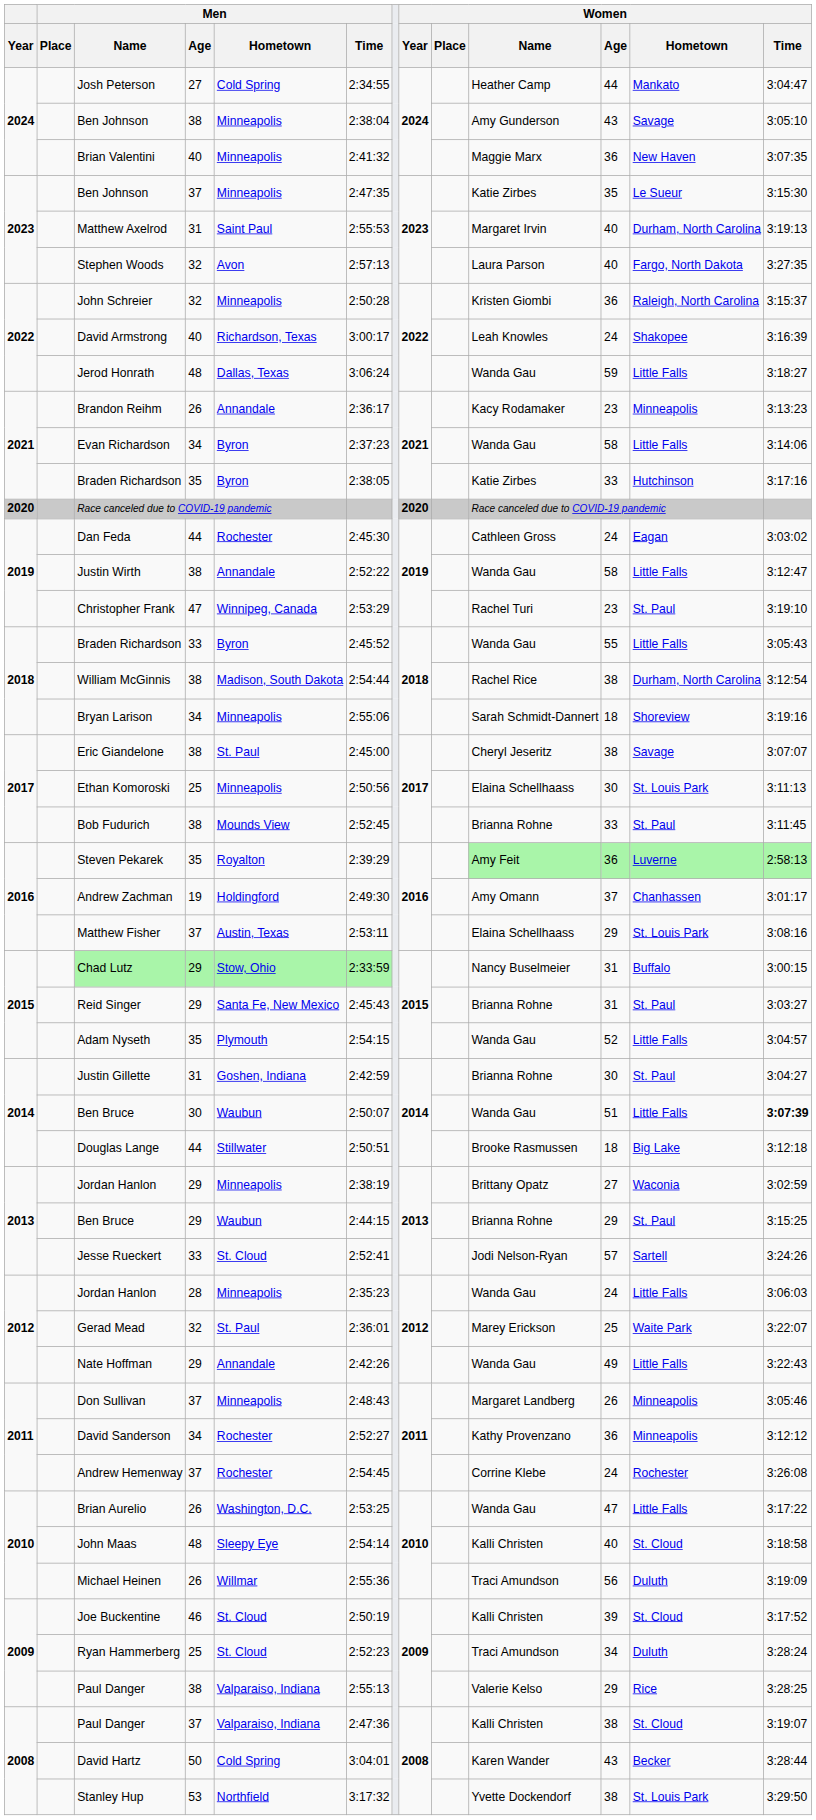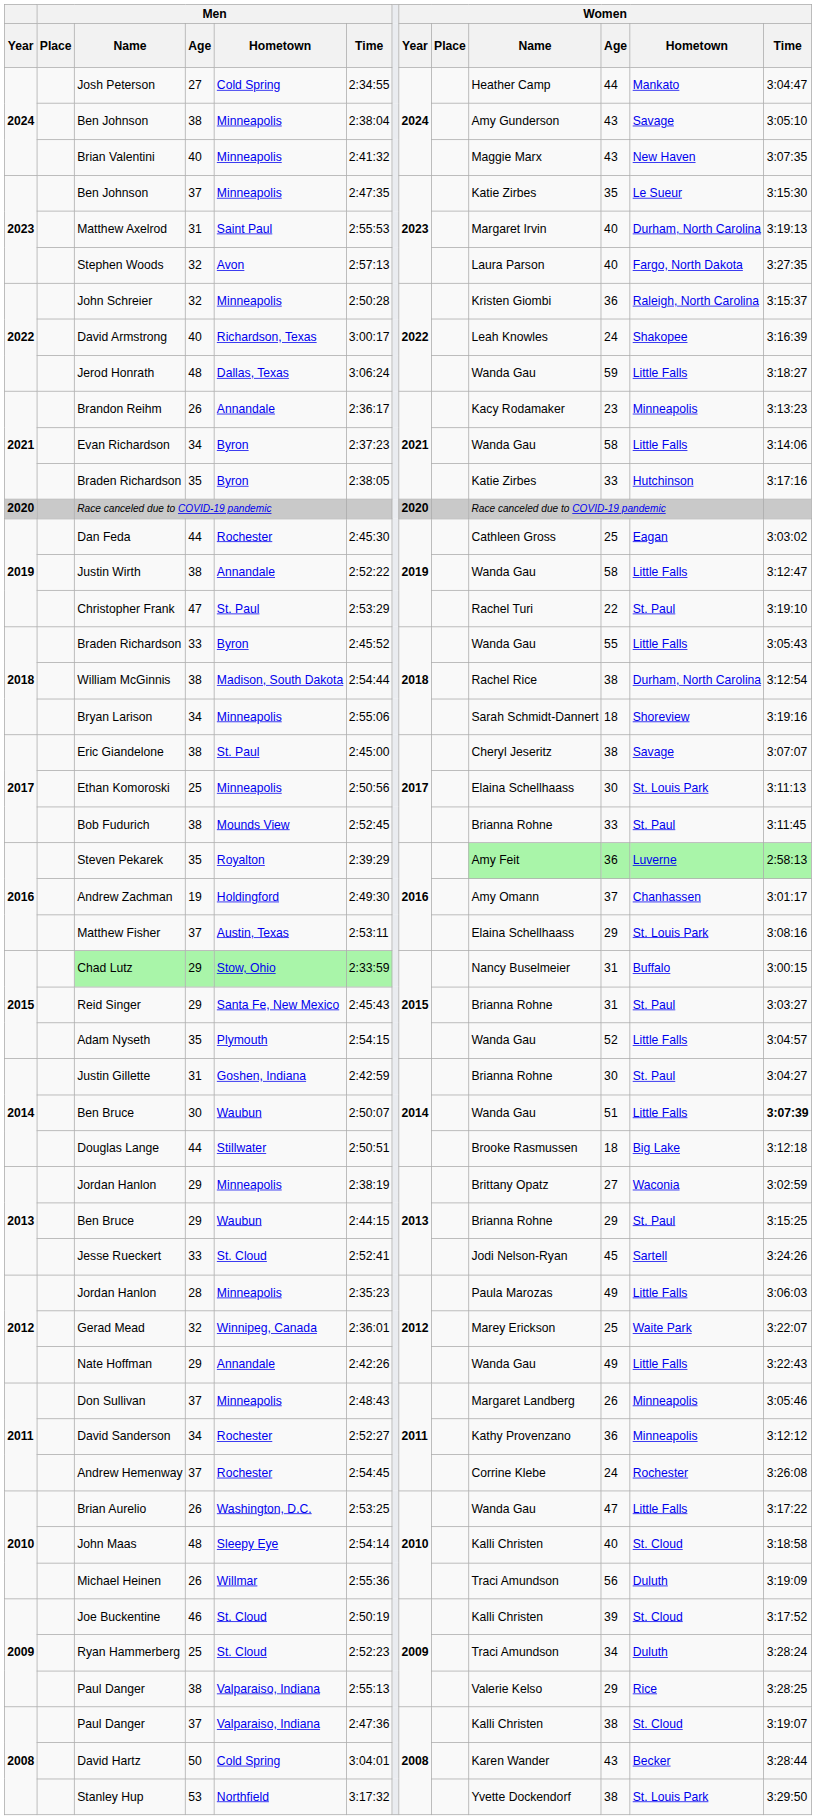(611, 157) 36 -> (611, 157) 43
(611, 536) 24 -> (611, 536) 25
(267, 608) Winnipeg, Canada -> (238, 608) St. Paul
(611, 608) 23 -> (611, 608) 22
(611, 1256) 57 -> (611, 1256) 45
(504, 1292) Wanda Gau -> (512, 1292) Paula Marozas
(611, 1292) 24 -> (611, 1292) 49
(238, 1328) St. Paul -> (267, 1328) Winnipeg, Canada
